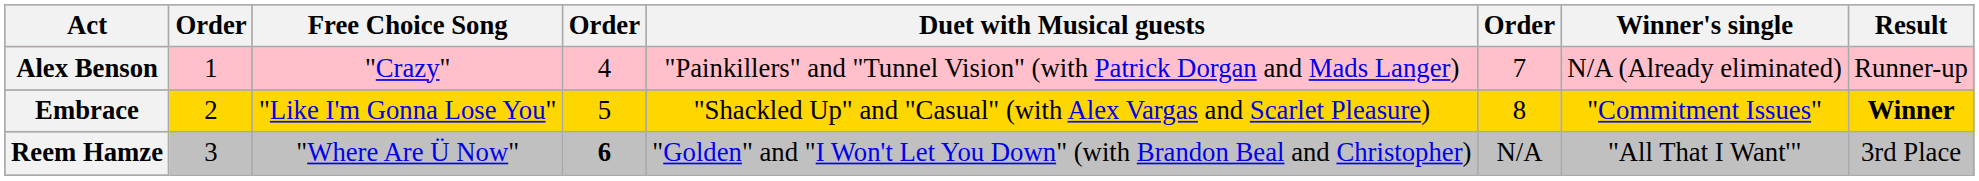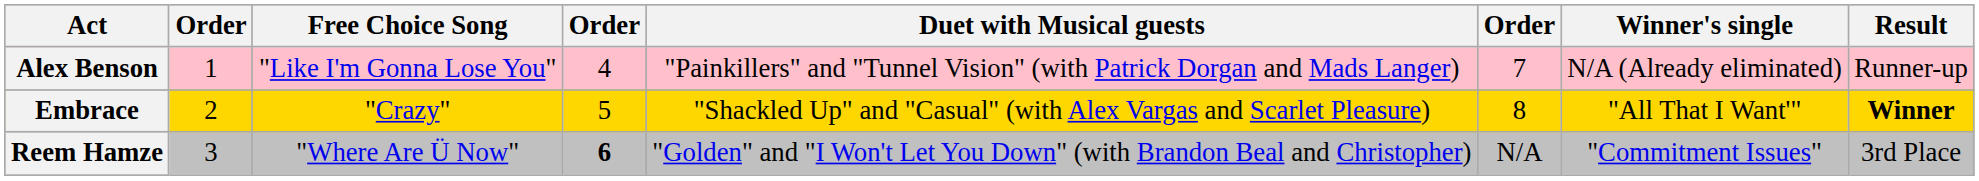(408, 68) "Crazy" -> (408, 68) "Like I'm Gonna Lose You"
(408, 110) "Like I'm Gonna Lose You" -> (408, 110) "Crazy"
(1705, 110) "Commitment Issues" -> (1705, 110) "All That I Want'"
(1705, 152) "All That I Want'" -> (1705, 152) "Commitment Issues"
